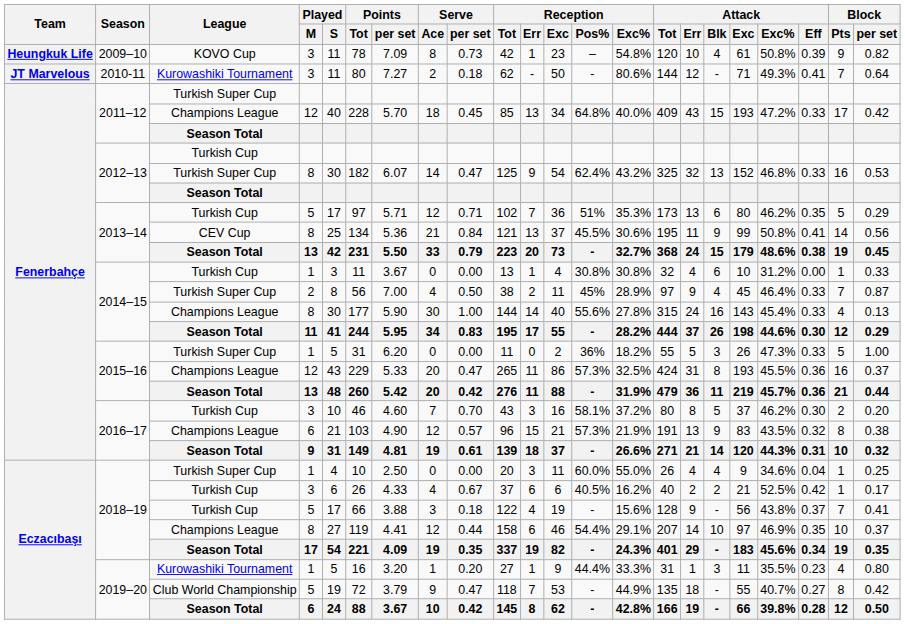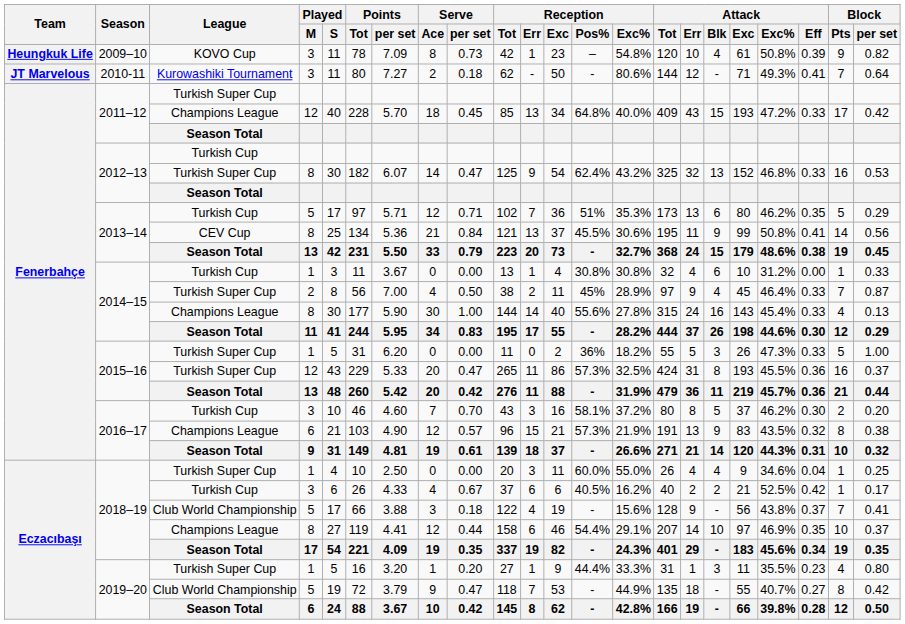(225, 371) Champions League -> (225, 371) Turkish Super Cup
(225, 510) Turkish Cup -> (225, 510) Club World Championship
(225, 570) Kurowashiki Tournament -> (225, 570) Turkish Super Cup
